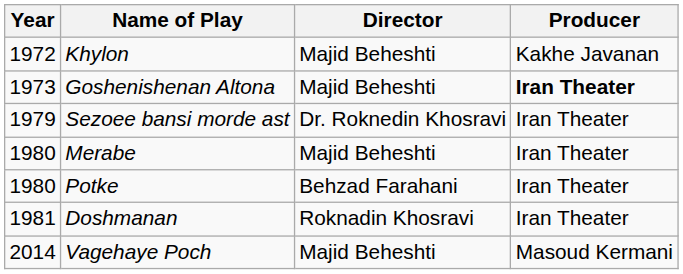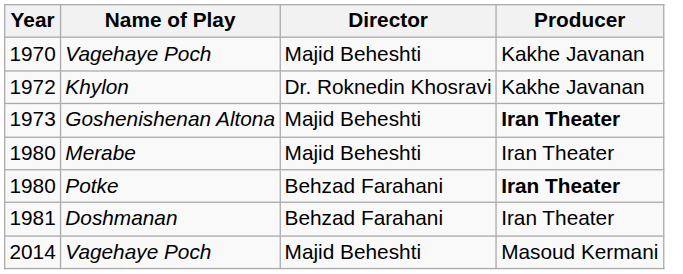+ row: (33, 53)
(367, 53) Majid Beheshti -> (388, 86) Dr. Roknedin Khosravi
- row: (33, 119)
(572, 185) normal -> (561, 185) bold
(386, 218) Roknadin Khosravi -> (364, 218) Behzad Farahani
